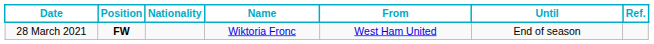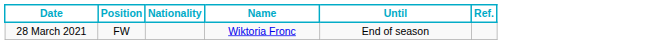- column: (395, 14)
(122, 31) bold -> (122, 31) normal
